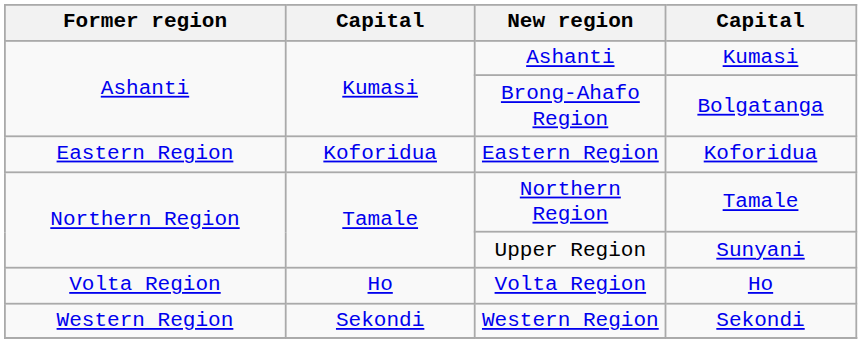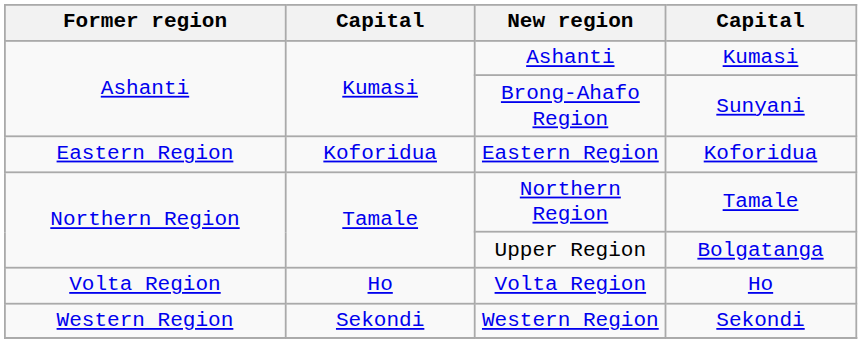(761, 106) Bolgatanga -> (761, 106) Sunyani
(761, 250) Sunyani -> (761, 250) Bolgatanga
